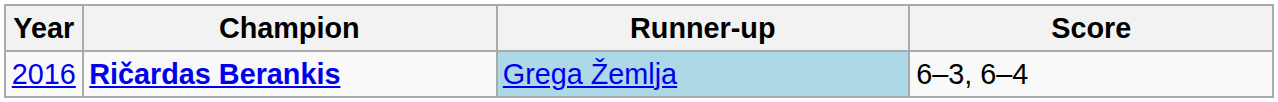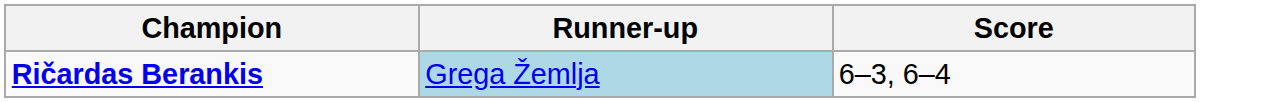- column: (44, 28)
